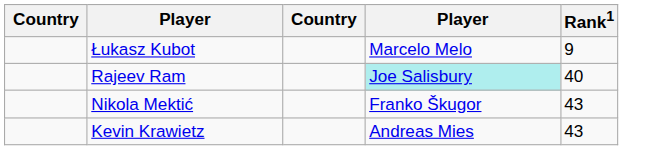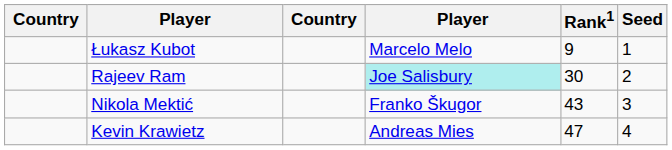+ column: (643, 20)
(574, 77) 40 -> (574, 77) 30
(574, 131) 43 -> (574, 131) 47
